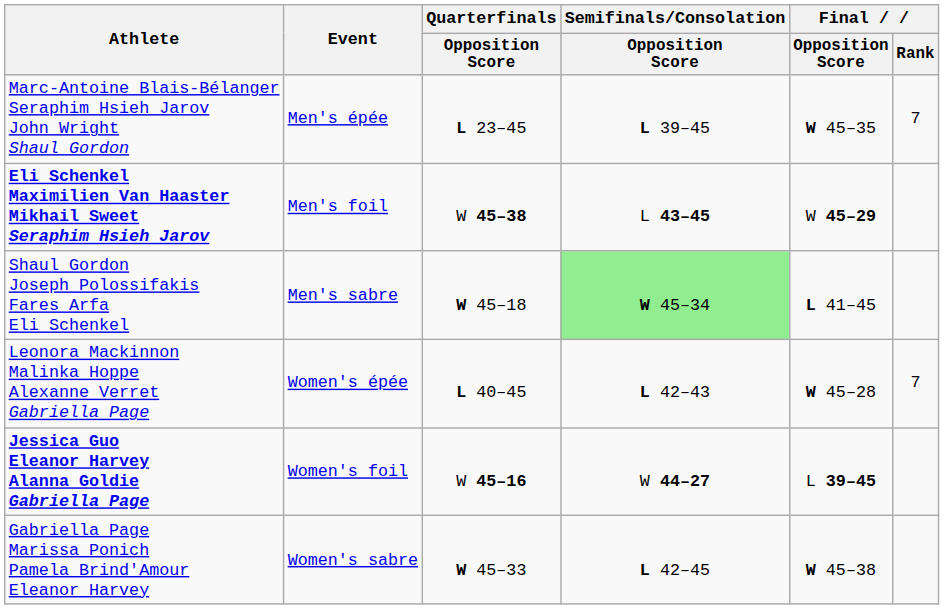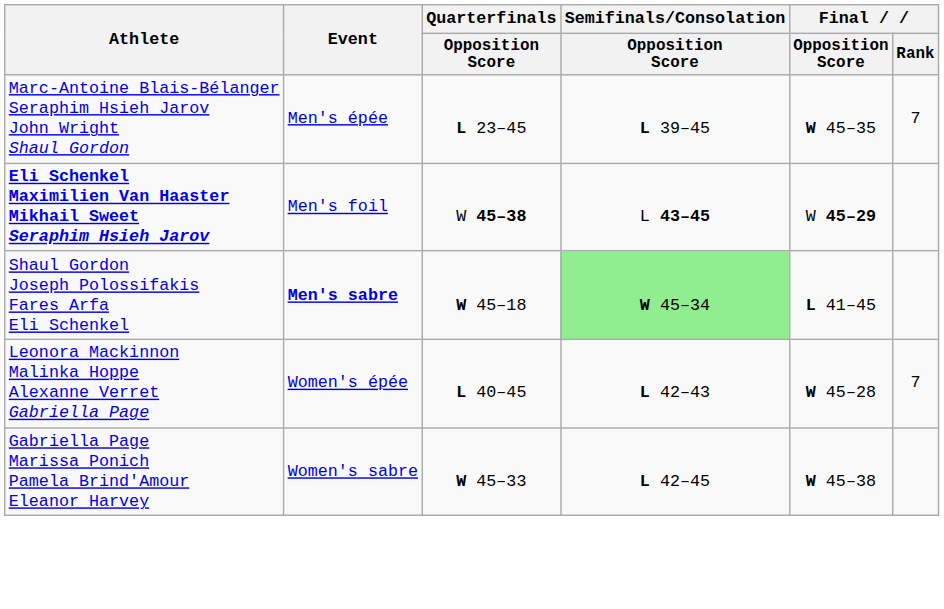(343, 295) normal -> (343, 295) bold
- row: (79, 471)
